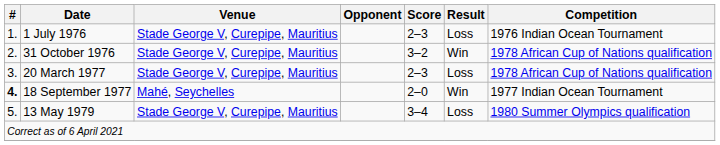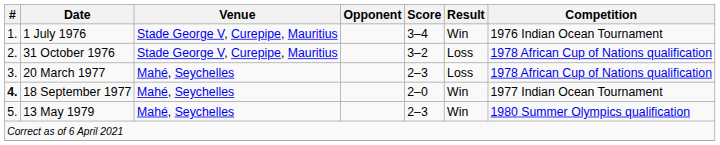(417, 34) 2–3 -> (417, 34) 3–4
(460, 34) Loss -> (458, 34) Win
(458, 53) Win -> (460, 53) Loss
(237, 73) Stade George V, Curepipe, Mauritius -> (186, 73) Mahé, Seychelles
(237, 112) Stade George V, Curepipe, Mauritius -> (186, 112) Mahé, Seychelles
(417, 112) 3–4 -> (417, 112) 2–3
(460, 112) Loss -> (458, 112) Win
